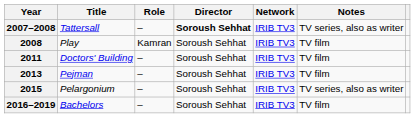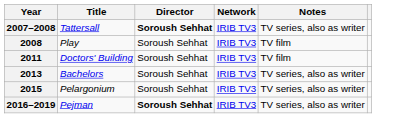- column: (154, 12)
(76, 74) Pejman -> (82, 74) Bachelors
(314, 74) TV film -> (313, 74) TV series, also as writer
(82, 105) Bachelors -> (76, 105) Pejman
(211, 105) normal -> (175, 105) bold
(314, 105) TV film -> (313, 105) TV series, also as writer
